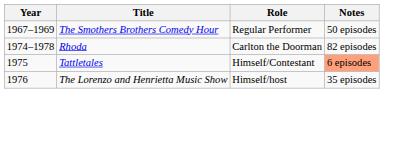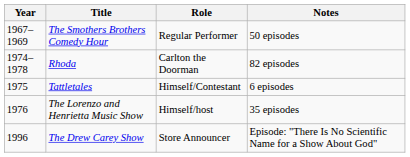(349, 63) lightsalmon background -> (272, 86) no background
+ row: (96, 138)
